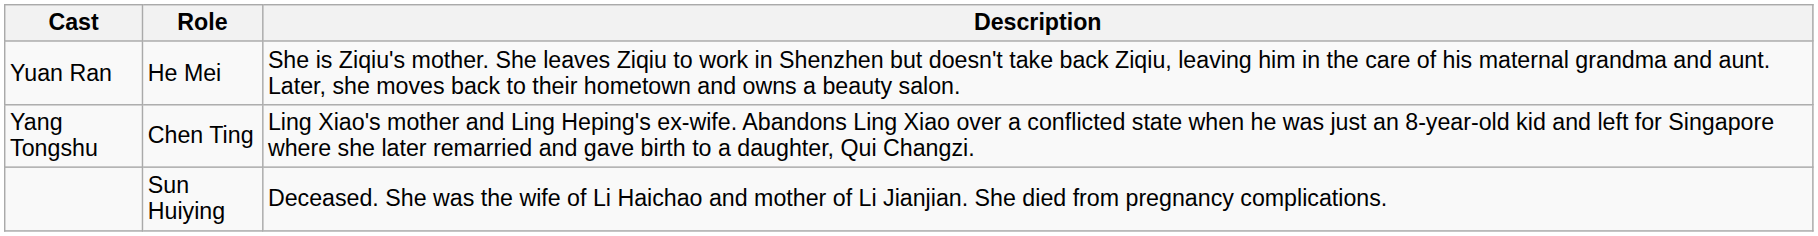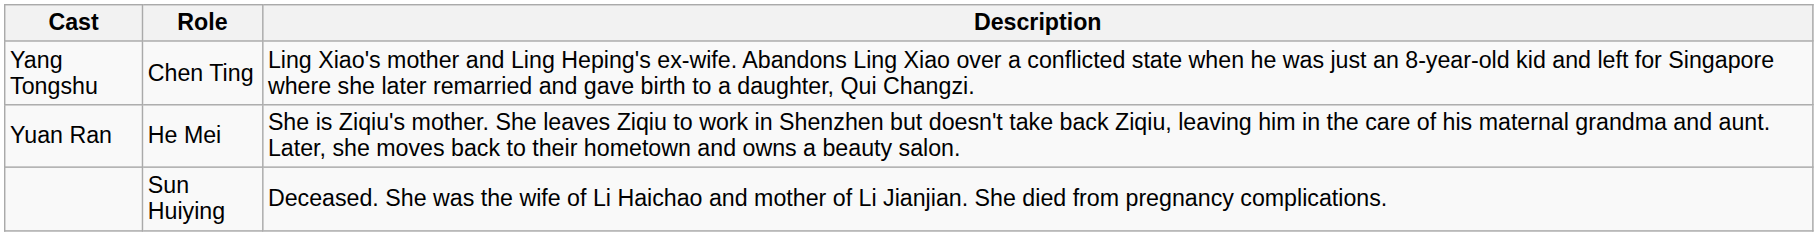rows swapped: (54, 135) <-> (61, 72)
